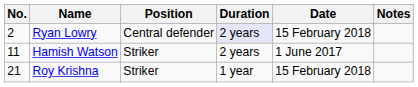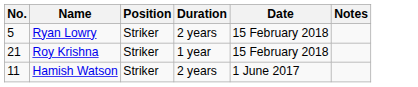(11, 33) 2 -> (11, 33) 5
(169, 33) Central defender -> (141, 33) Striker
(239, 33) lavender background -> (197, 33) no background
rows swapped: (75, 52) <-> (66, 71)
